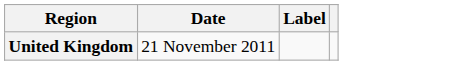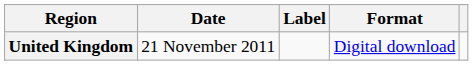+ column: (395, 18)
